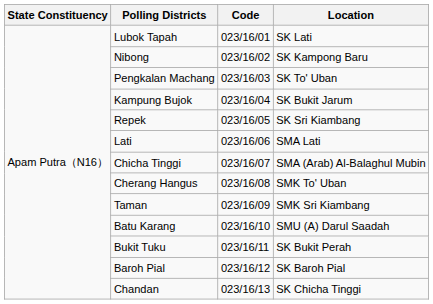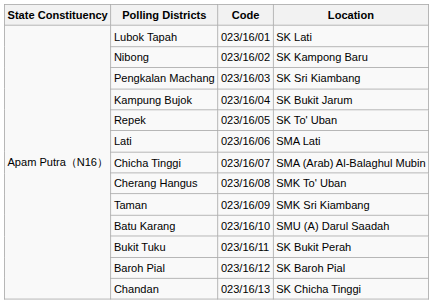(307, 79) SK To' Uban -> (318, 79) SK Sri Kiambang
(318, 121) SK Sri Kiambang -> (307, 121) SK To' Uban
